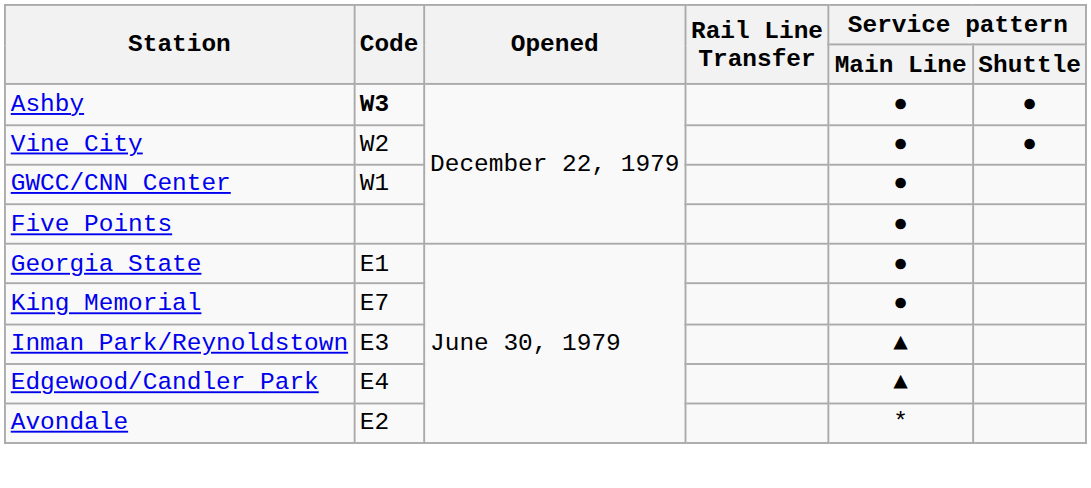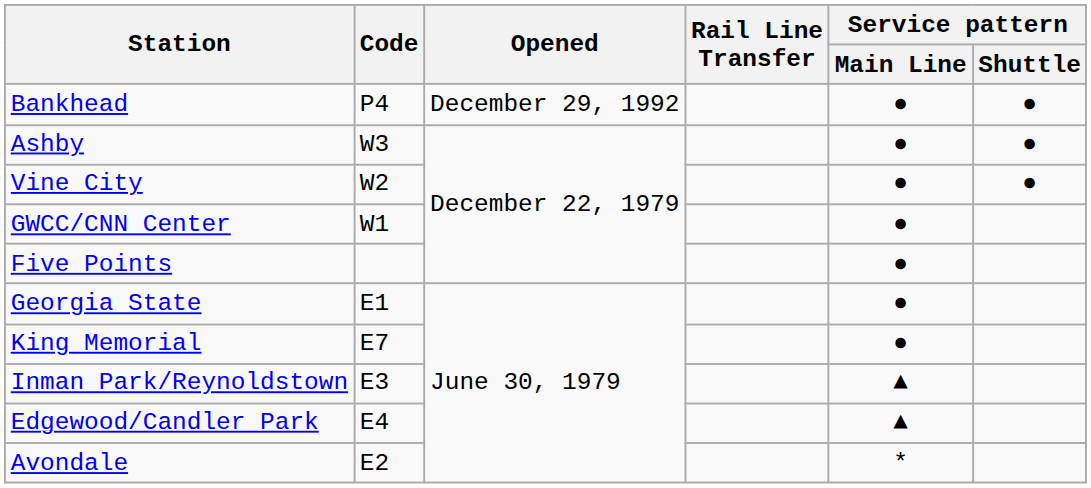+ row: (69, 105)
(374, 105) bold -> (374, 144) normal
